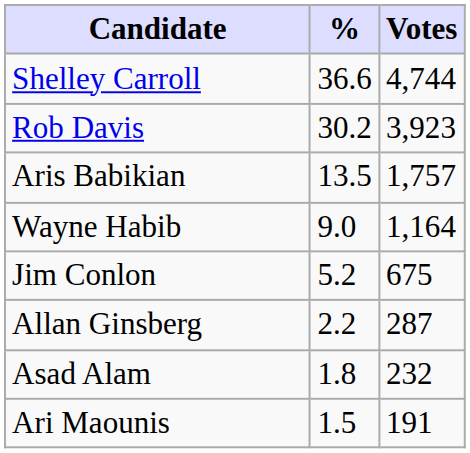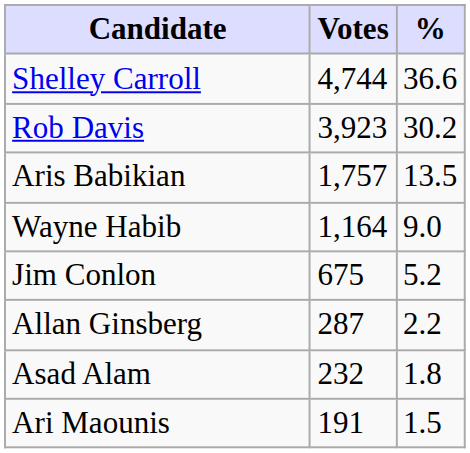columns swapped: (422, 29) <-> (345, 29)
